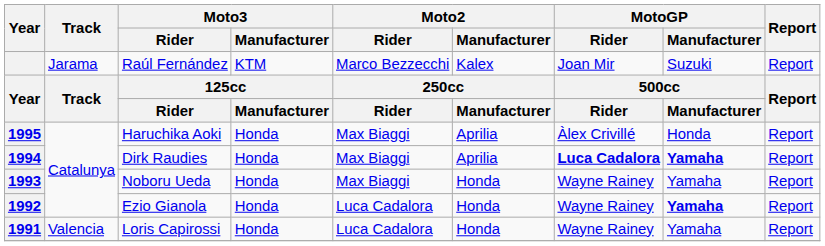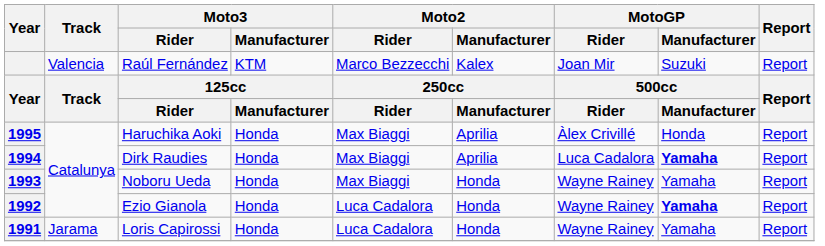(73, 64) Jarama -> (76, 64) Valencia
(609, 158) bold -> (606, 158) normal
(76, 229) Valencia -> (73, 229) Jarama
